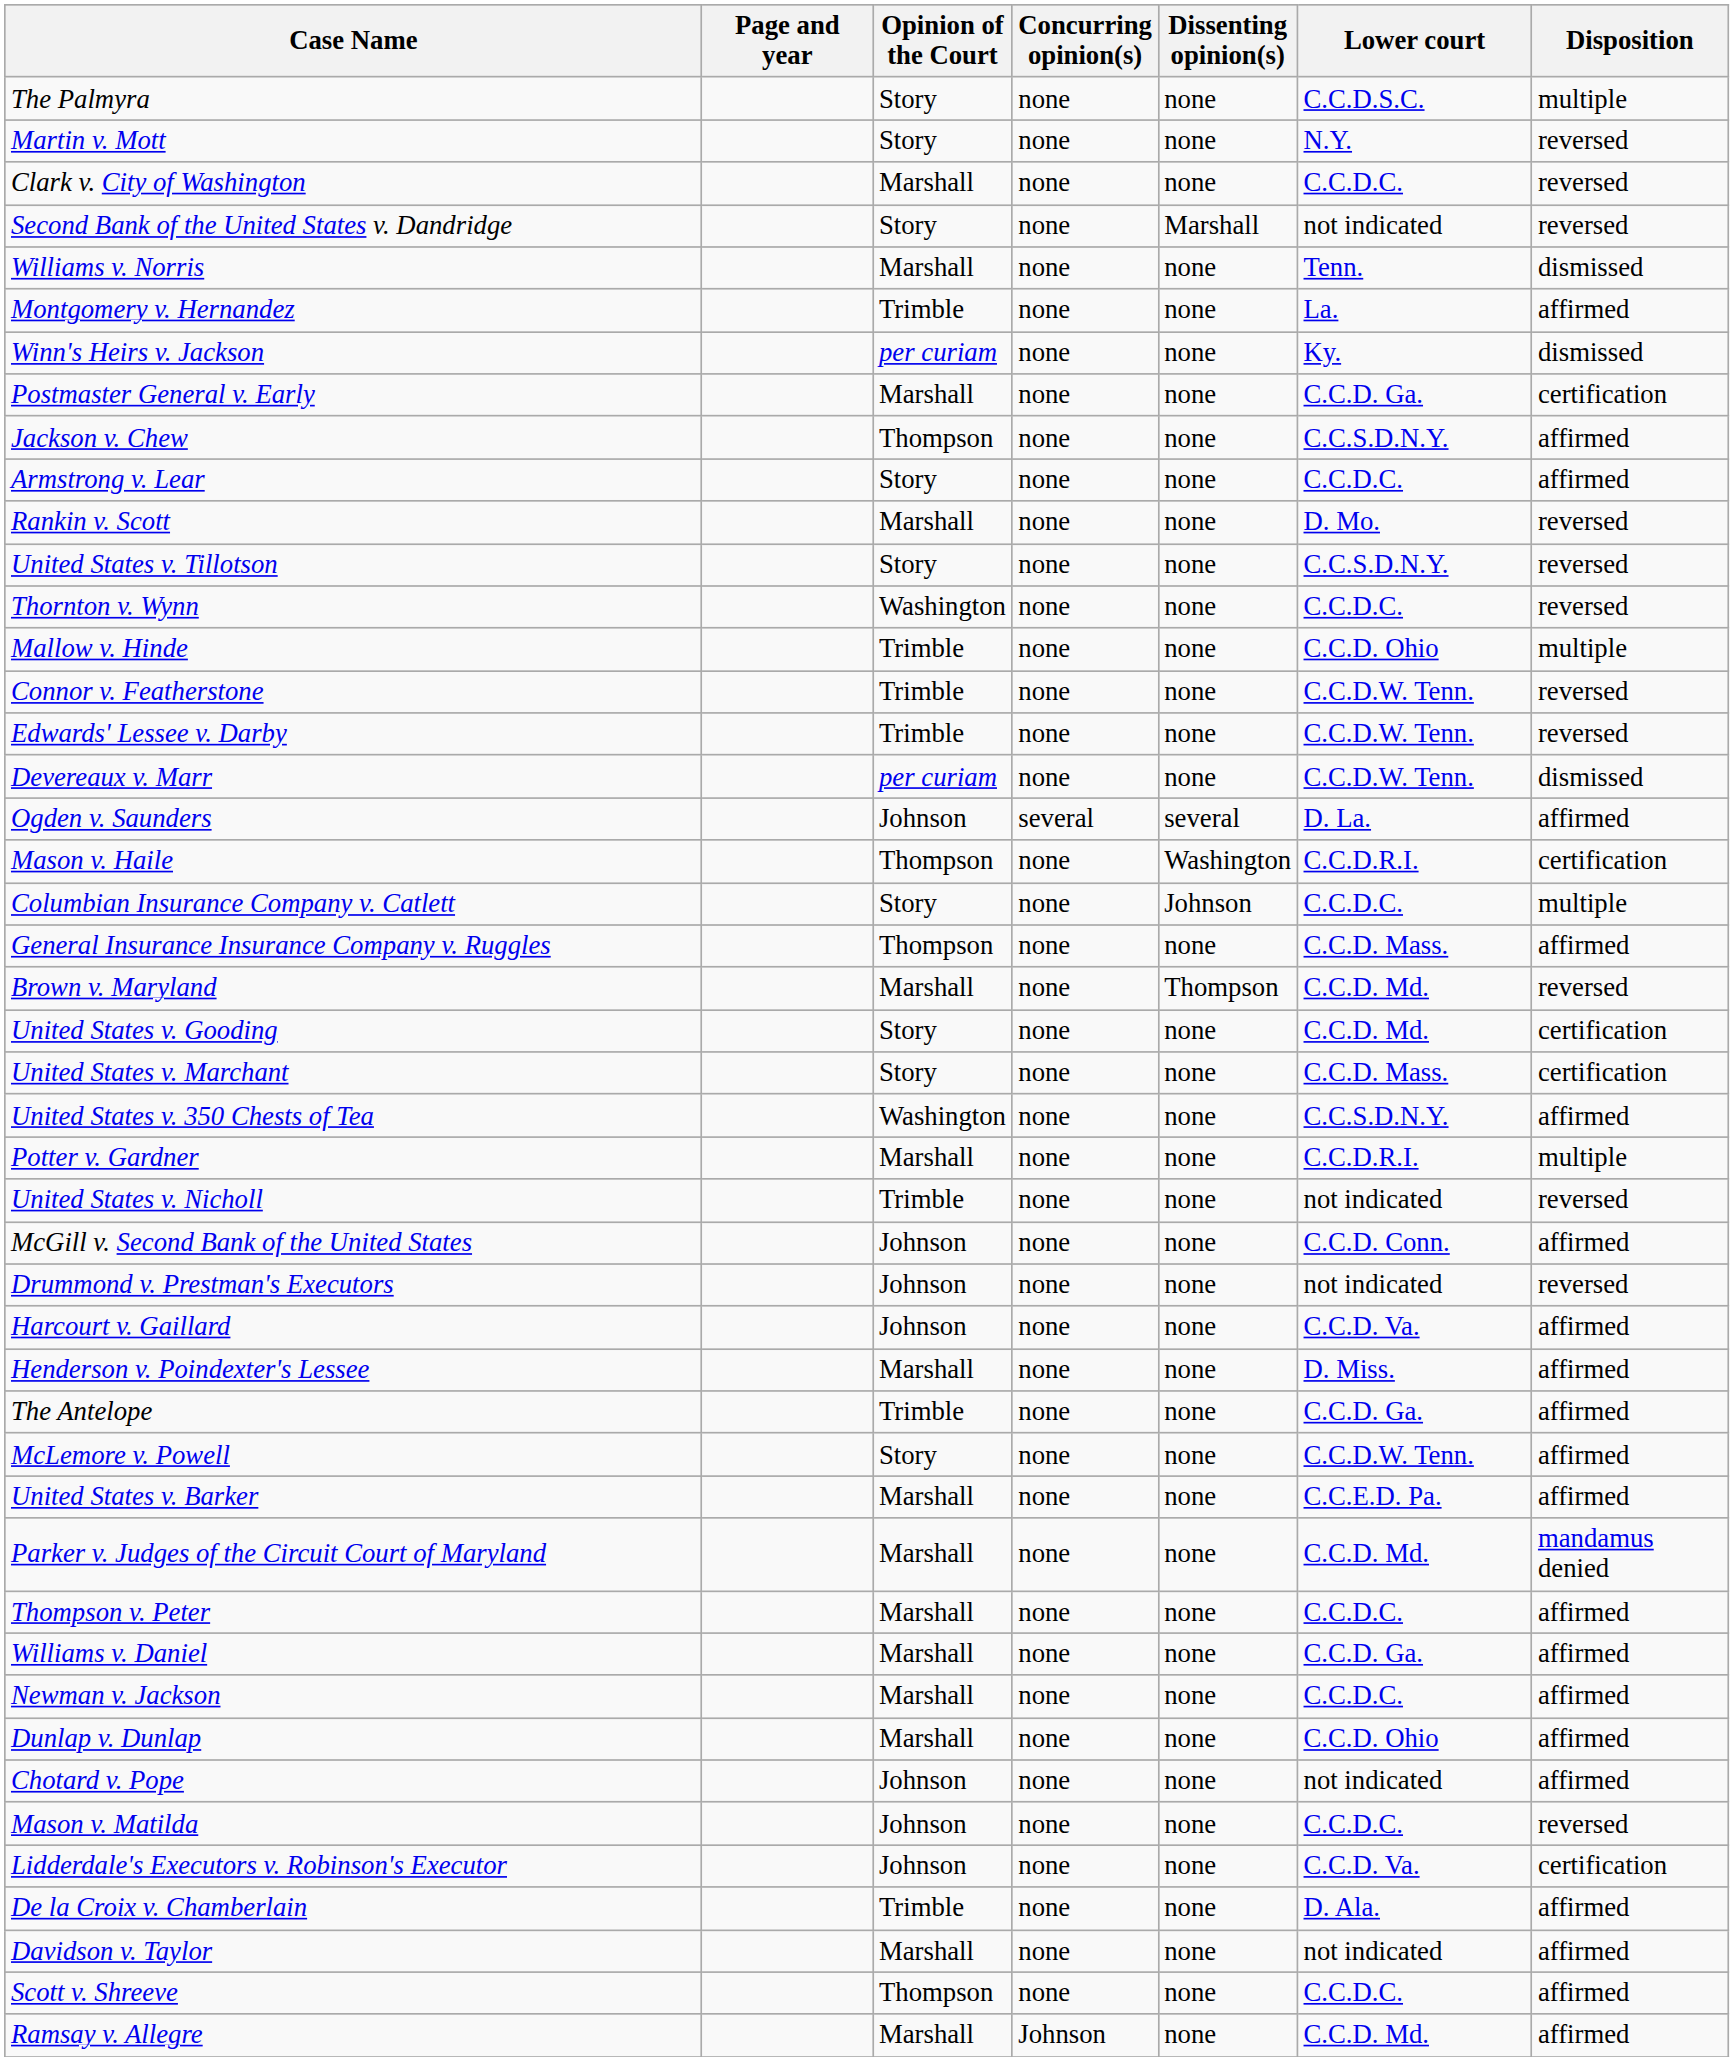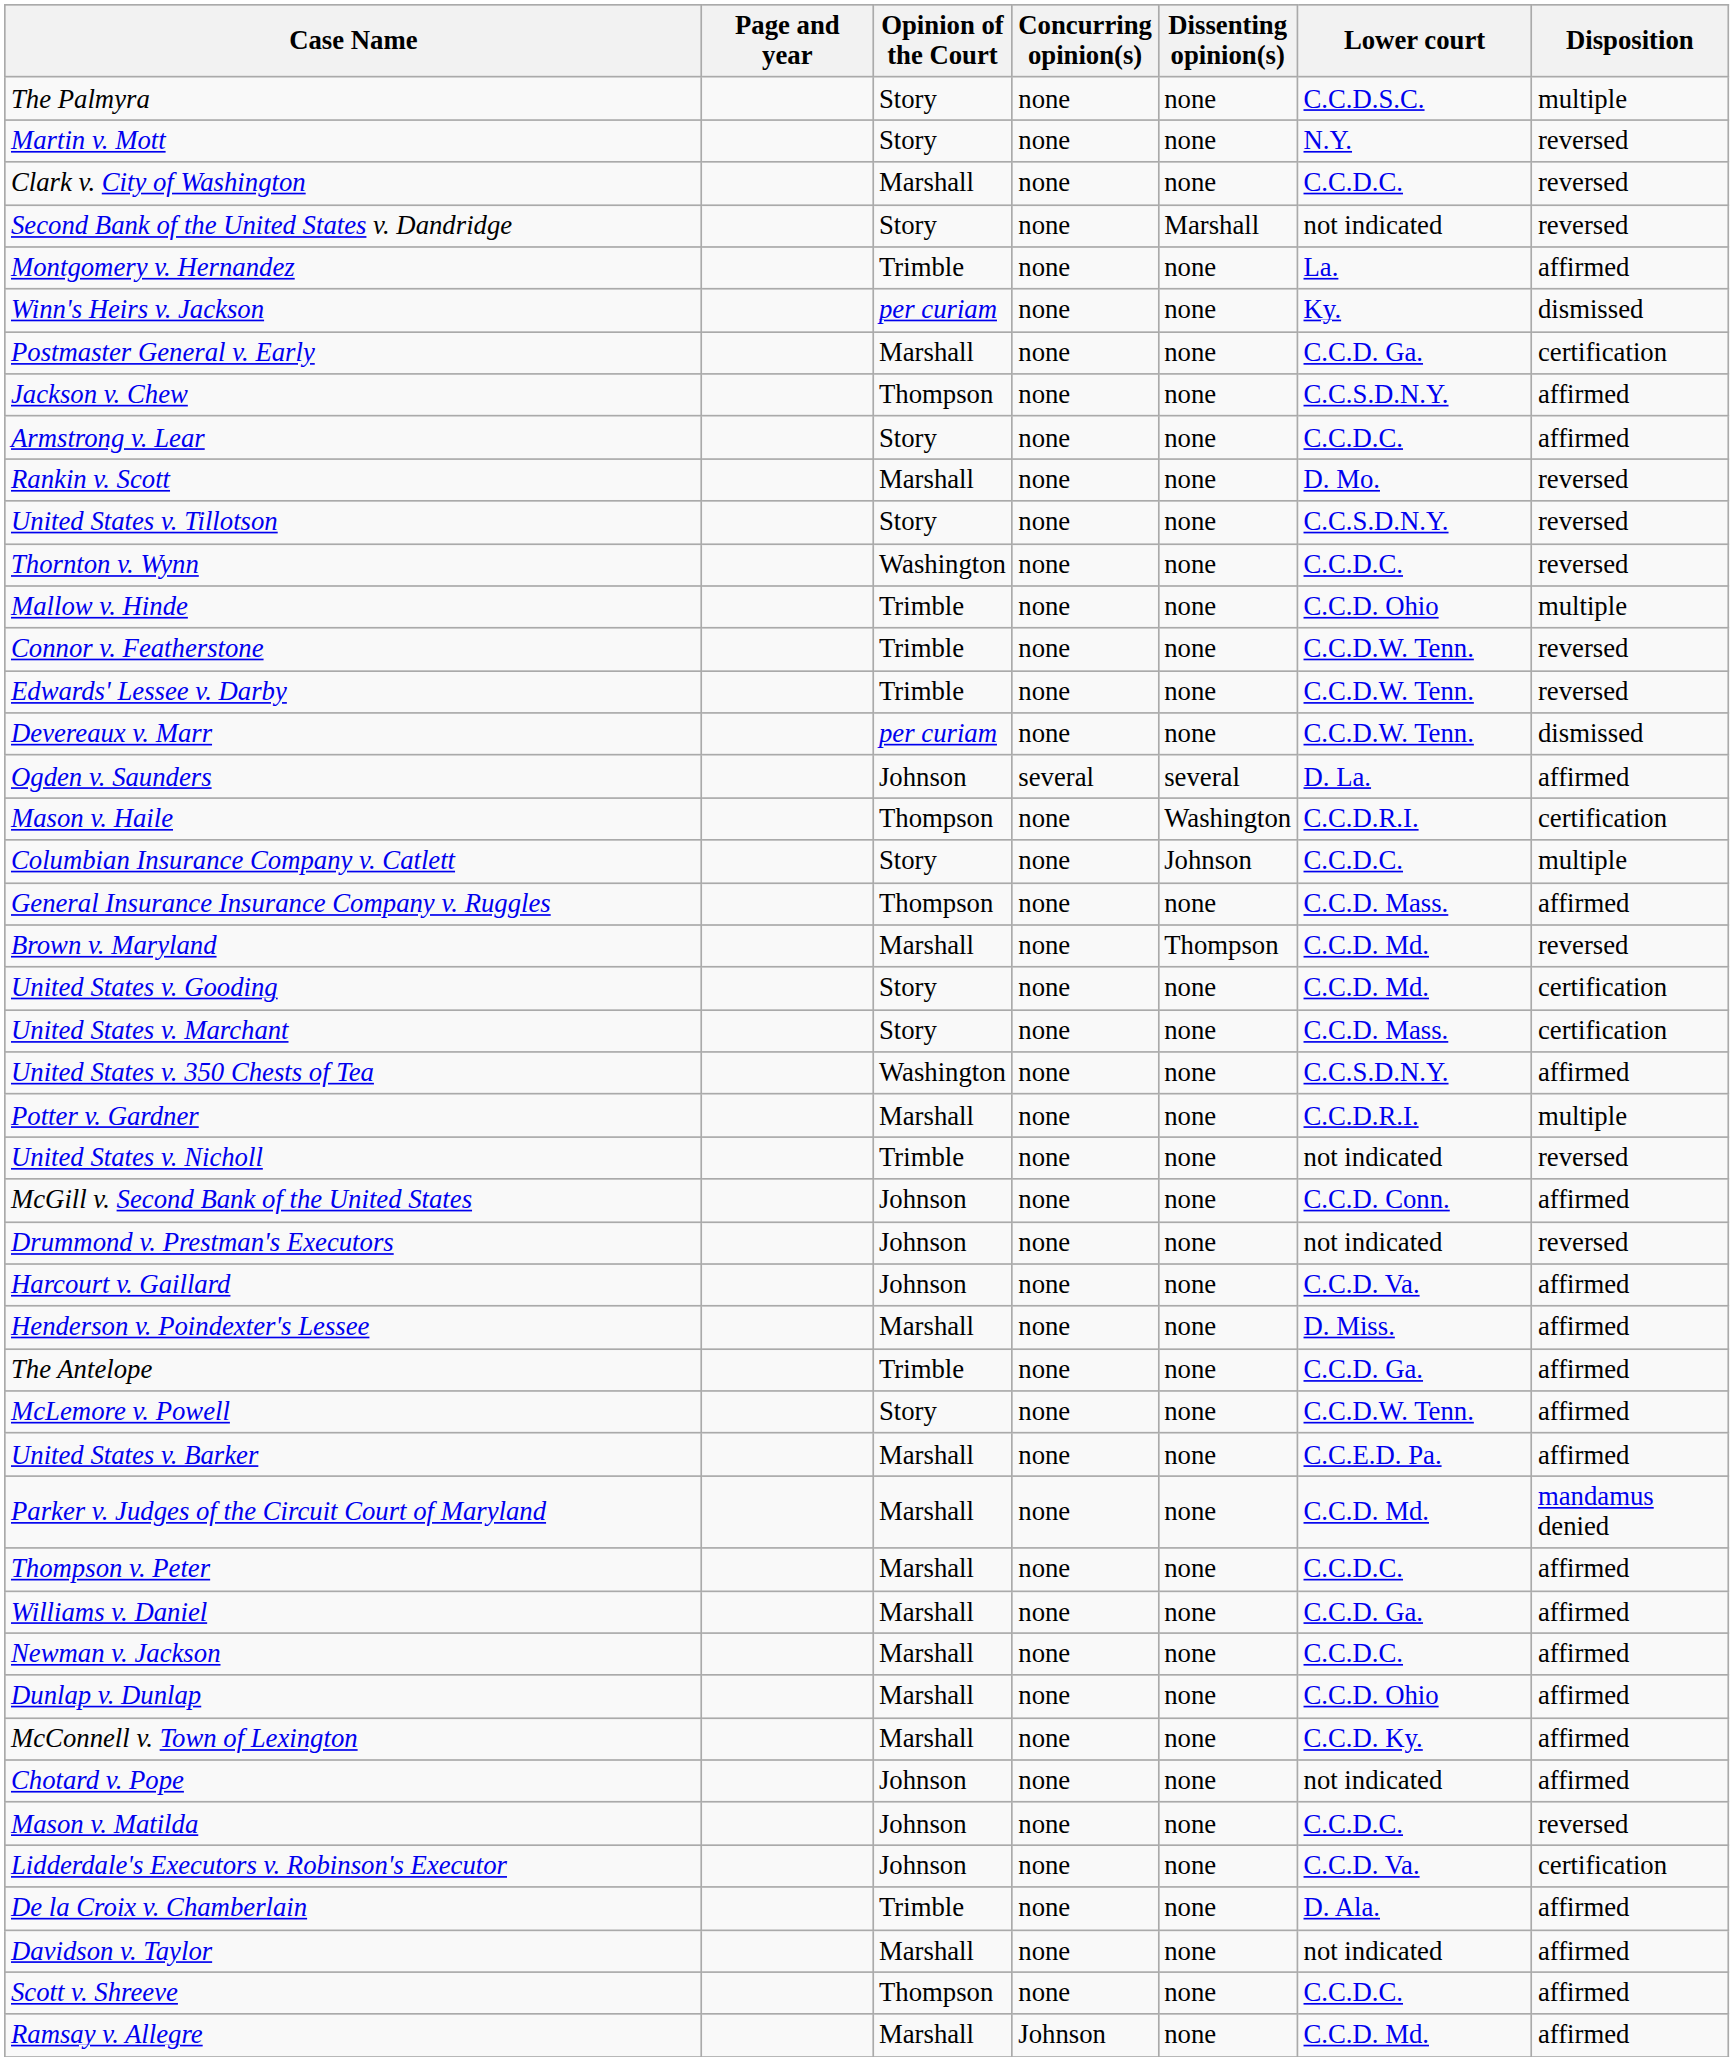- row: (108, 267)
+ row: (184, 1738)
